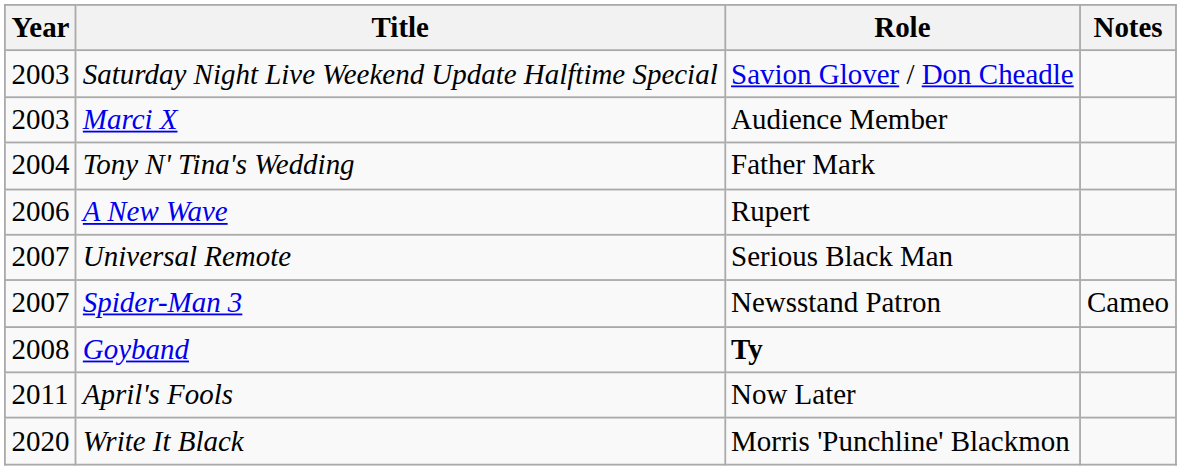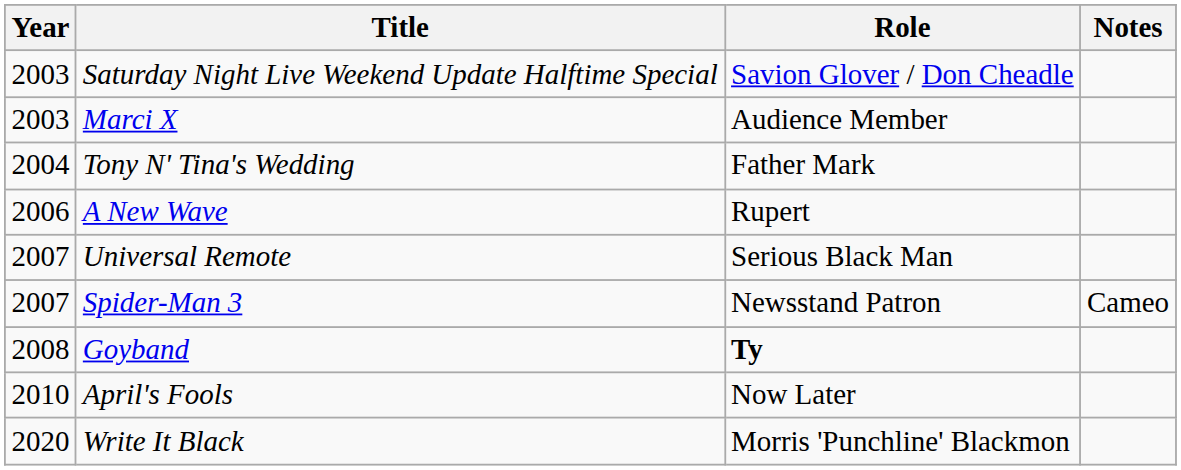(40, 394) 2011 -> (41, 394) 2010
